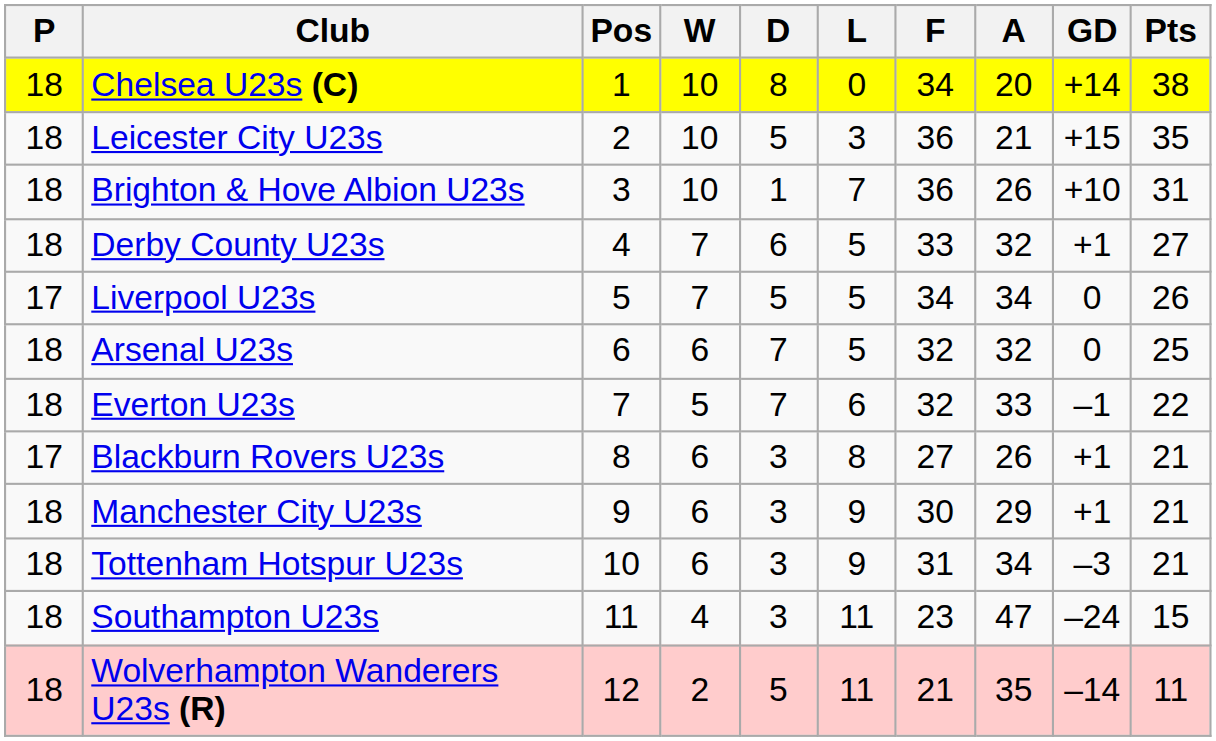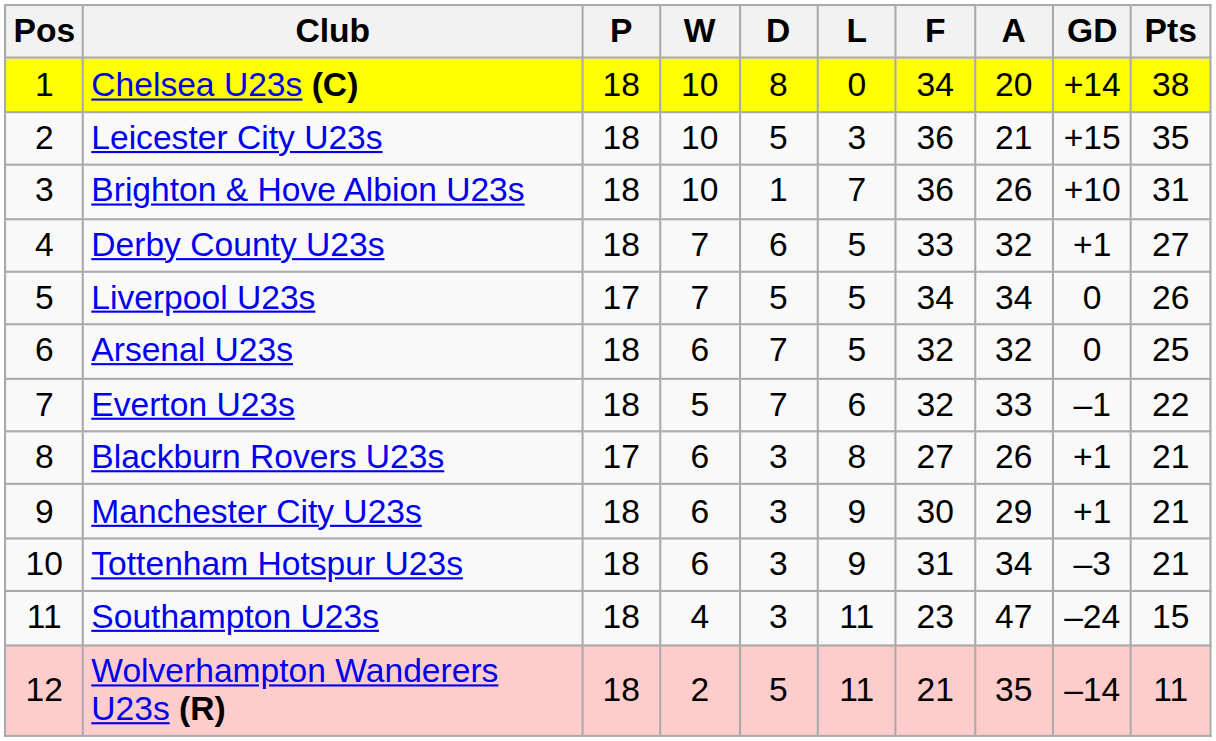columns swapped: (621, 31) <-> (44, 31)
